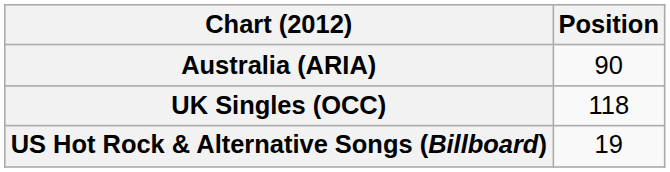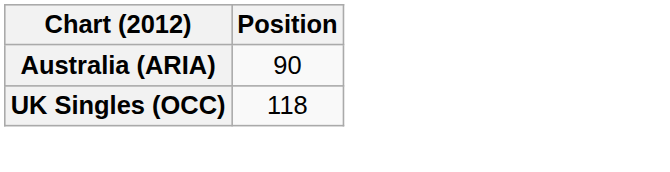- row: (279, 145)
